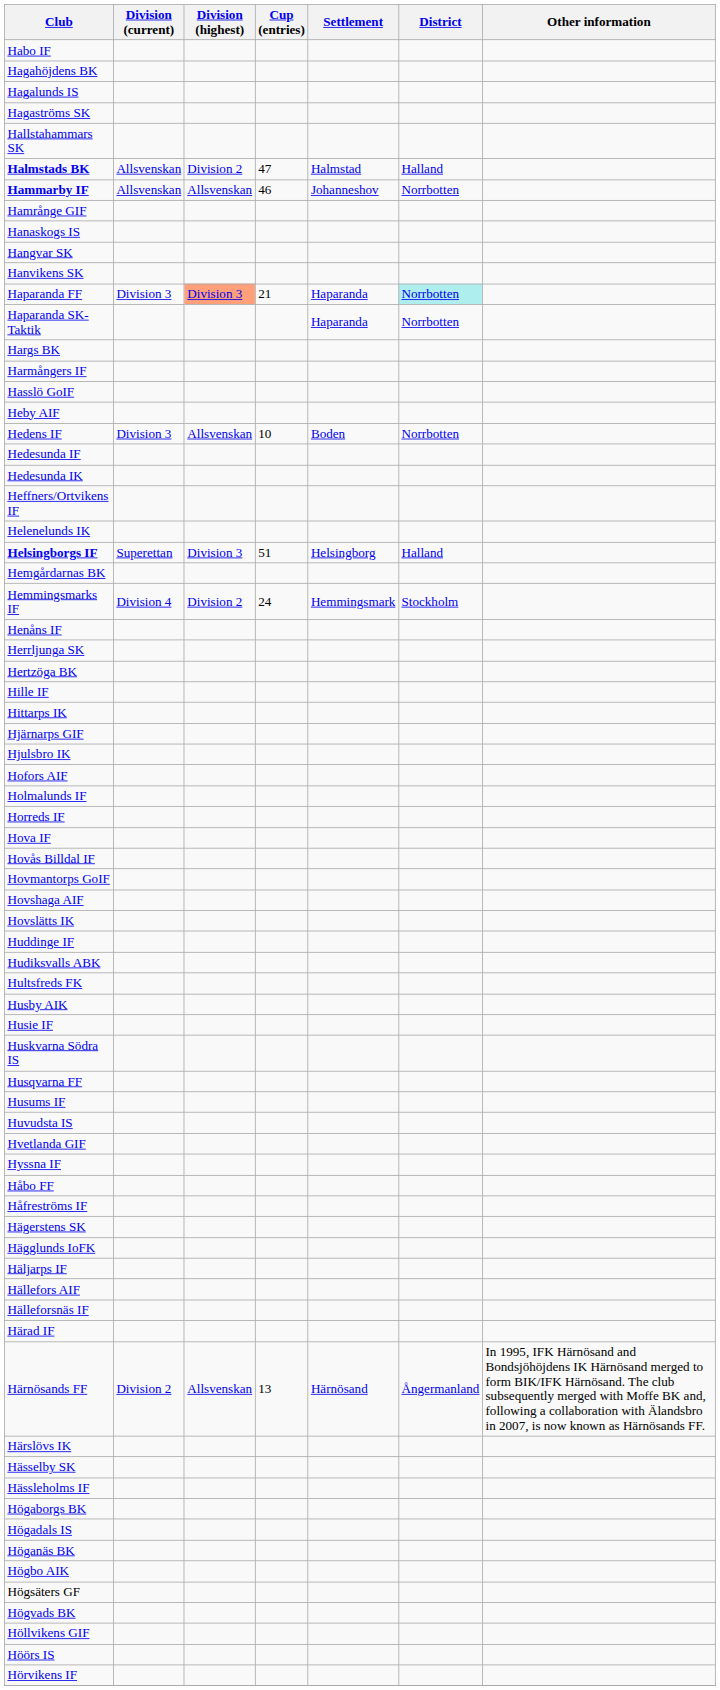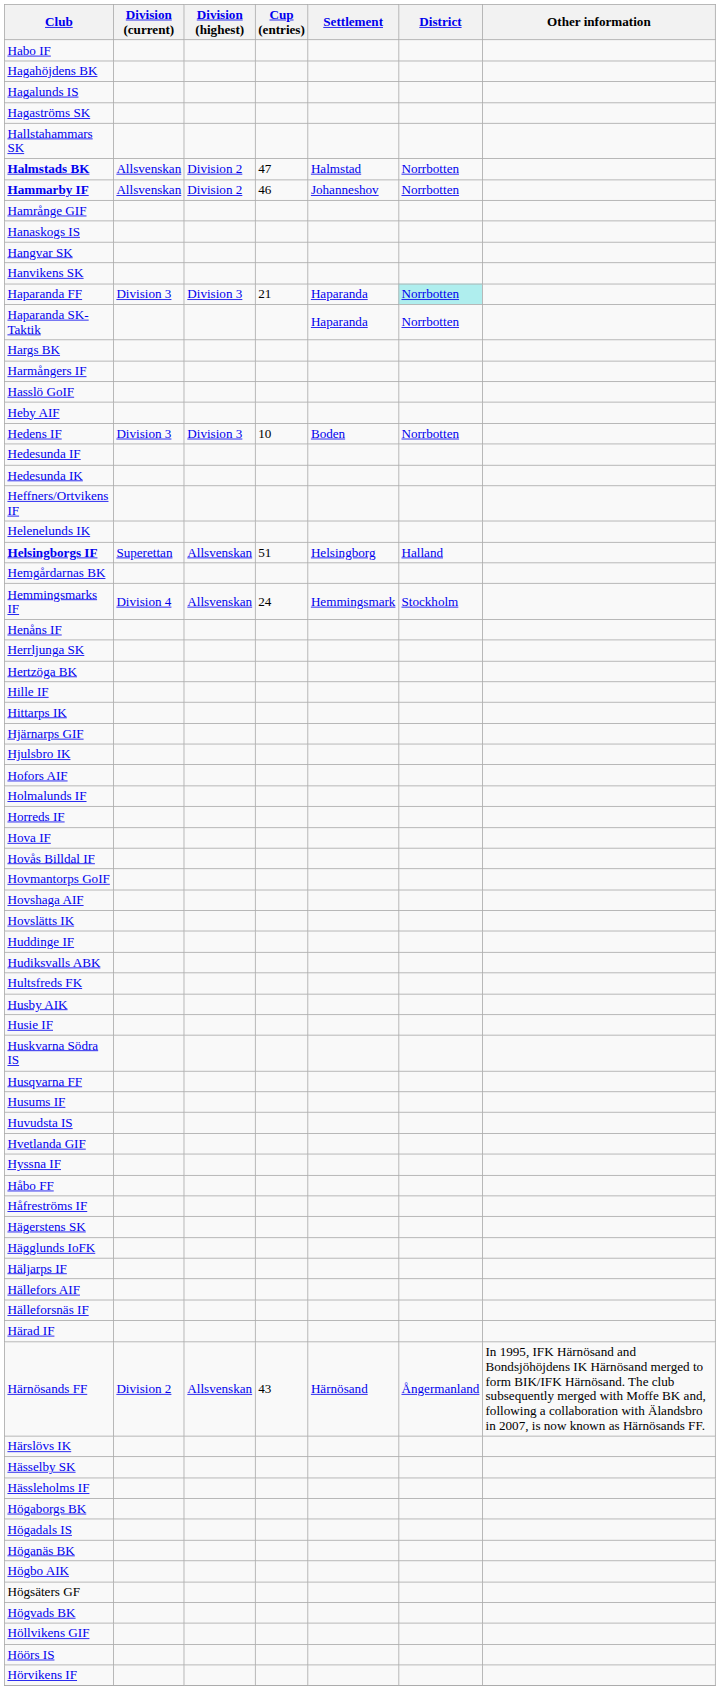(422, 169) Halland -> (430, 169) Norrbotten
(220, 190) Allsvenskan -> (215, 190) Division 2
(215, 294) lightsalmon background -> (215, 294) no background
(220, 433) Allsvenskan -> (215, 433) Division 3
(215, 552) Division 3 -> (220, 552) Allsvenskan
(215, 601) Division 2 -> (220, 601) Allsvenskan
(265, 1388) 13 -> (265, 1388) 43
